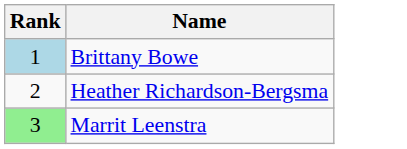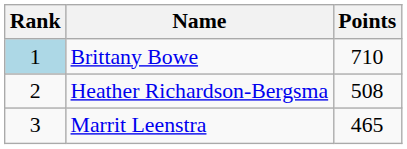+ column: (367, 21)
(35, 125) lightgreen background -> (35, 125) no background
